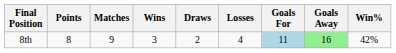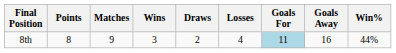(326, 40) lightgreen background -> (326, 40) no background
(369, 40) 42% -> (369, 40) 44%
